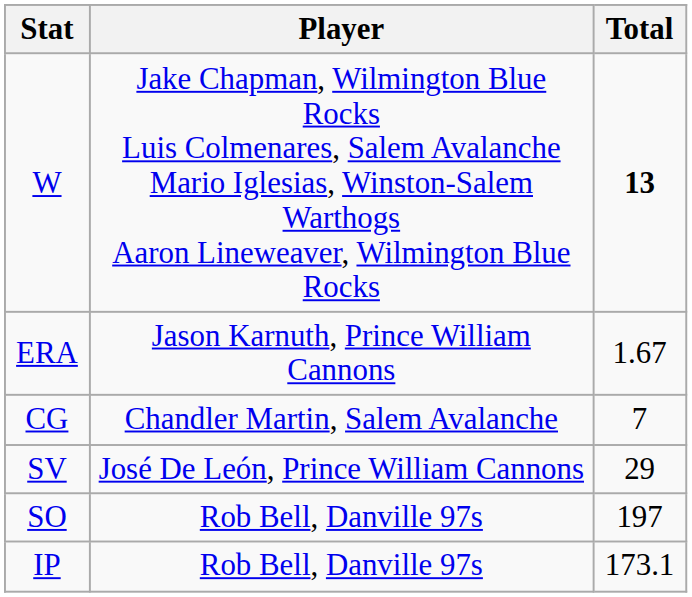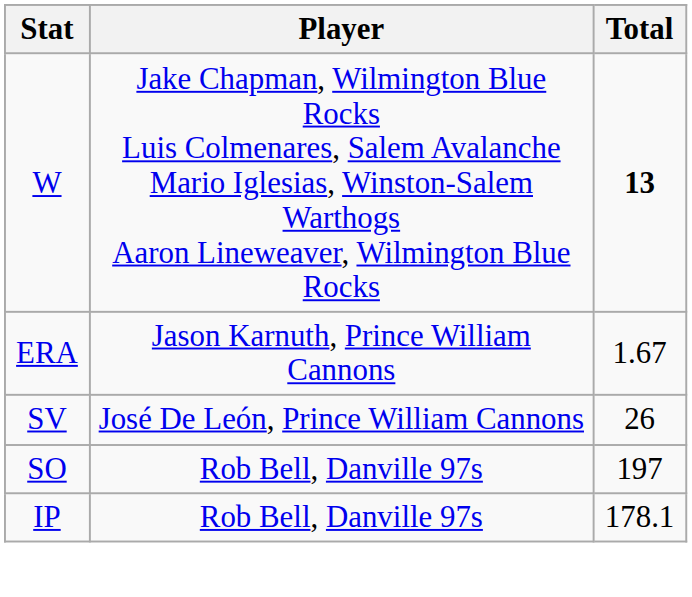- row: (47, 419)
(640, 468) 29 -> (640, 419) 26
(640, 566) 173.1 -> (640, 517) 178.1
